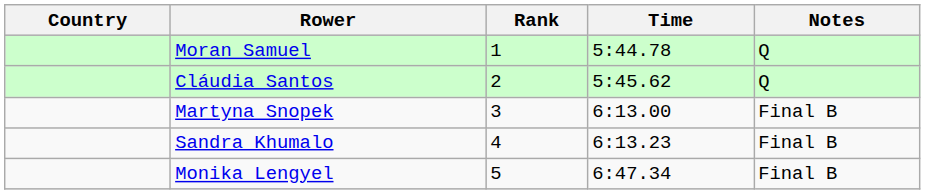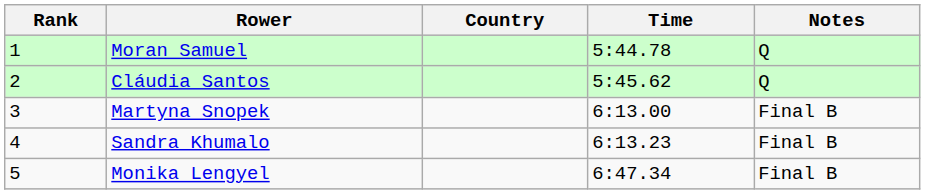columns swapped: (537, 20) <-> (88, 20)
